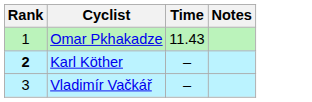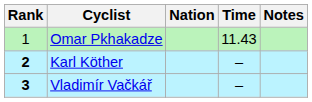+ column: (192, 16)
(26, 85) normal -> (26, 85) bold
